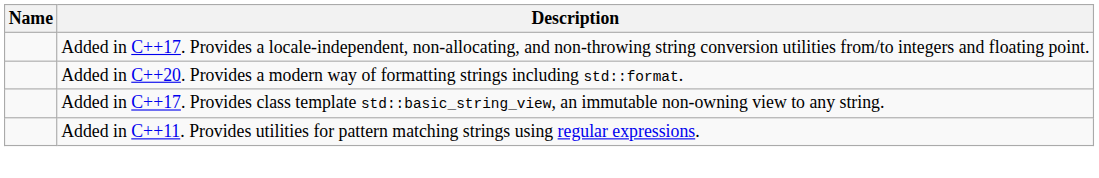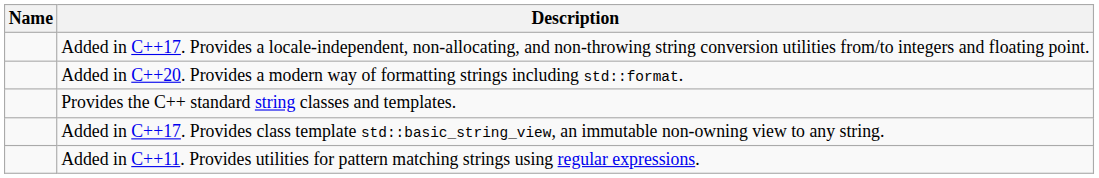+ row: (259, 103)
